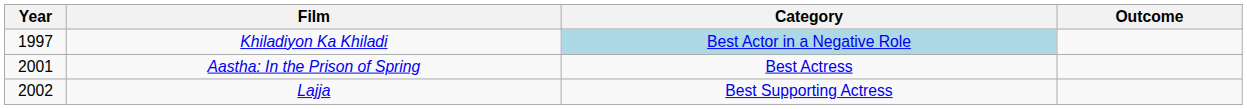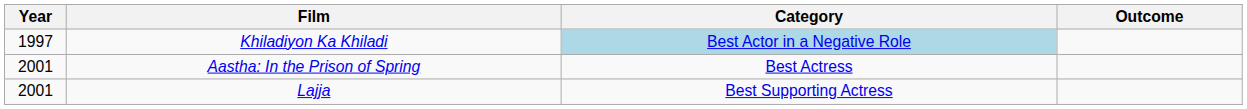(35, 91) 2002 -> (35, 91) 2001
